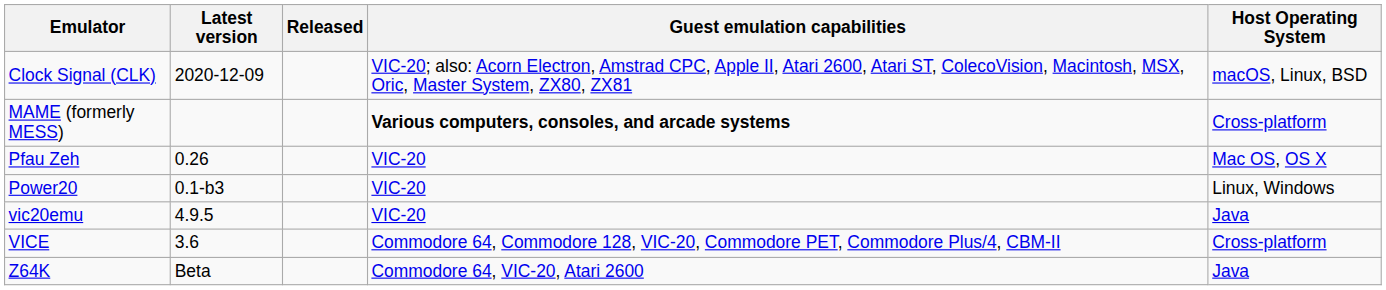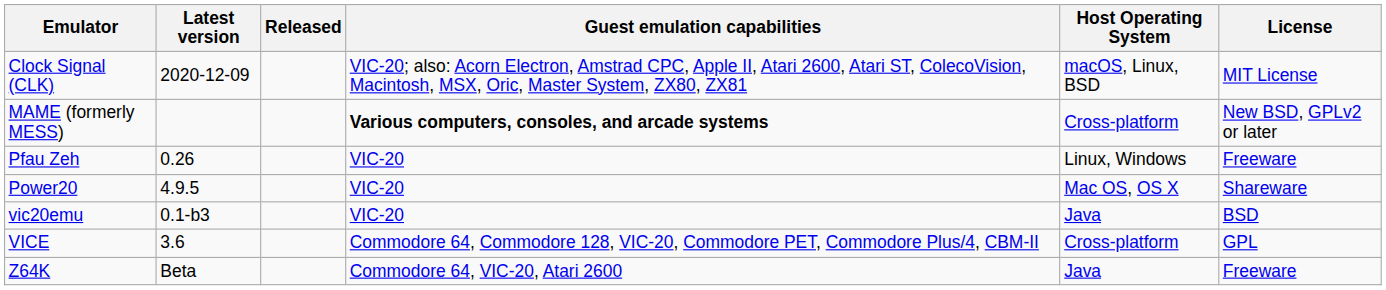+ column: (1300, 28)
(1269, 160) Mac OS, OS X -> (1125, 160) Linux, Windows
(199, 187) 0.1-b3 -> (180, 187) 4.9.5
(1273, 187) Linux, Windows -> (1121, 187) Mac OS, OS X
(194, 215) 4.9.5 -> (185, 215) 0.1-b3
